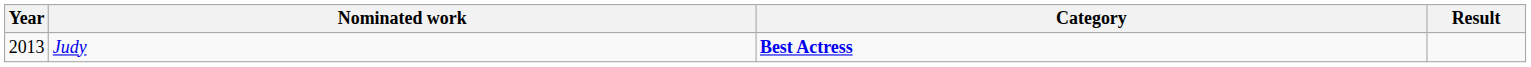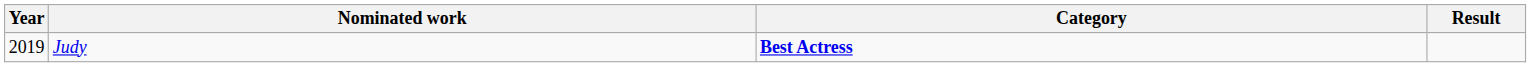(27, 47) 2013 -> (27, 47) 2019
